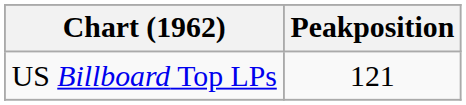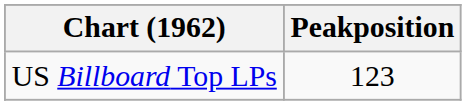(372, 75) 121 -> (372, 75) 123
